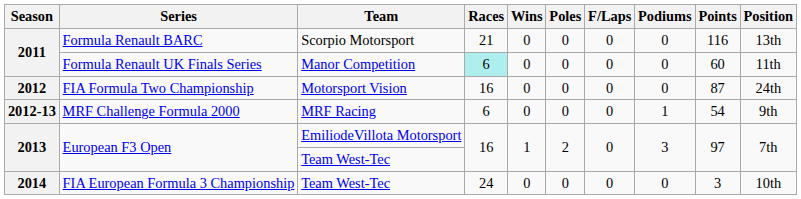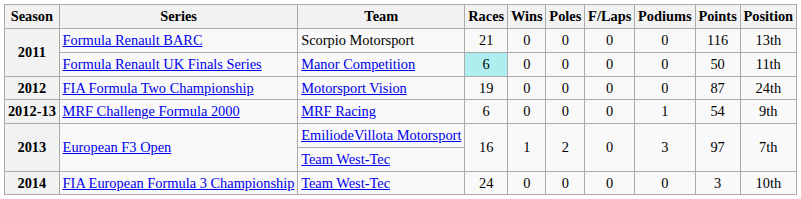(718, 64) 60 -> (718, 64) 50
(486, 88) 16 -> (486, 88) 19
